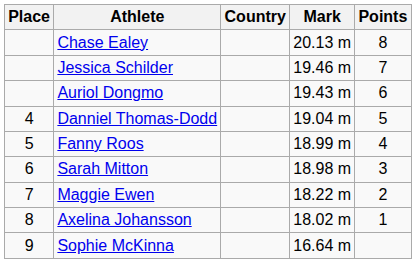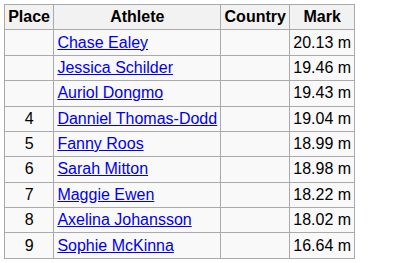- column: (383, 17)
